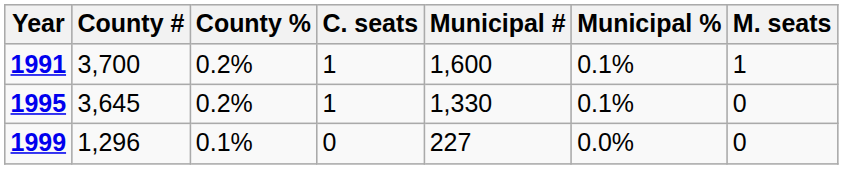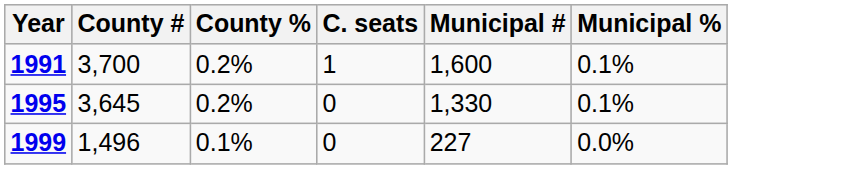- column: (782, 24)
(329, 103) 1 -> (329, 103) 0
(109, 143) 1,296 -> (109, 143) 1,496
